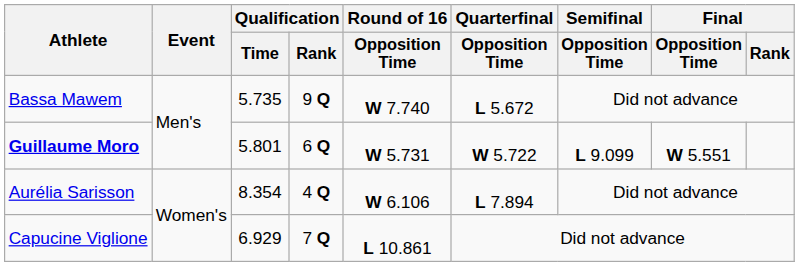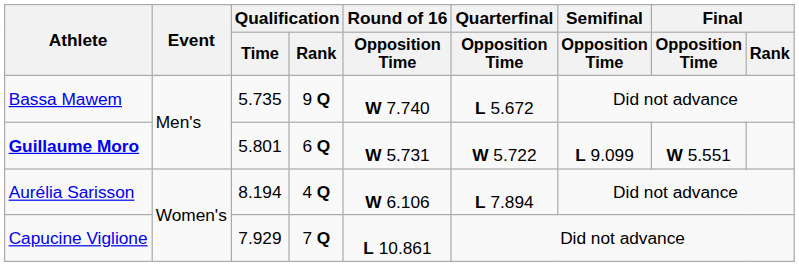(260, 192) 8.354 -> (260, 192) 8.194
(260, 239) 6.929 -> (260, 239) 7.929
